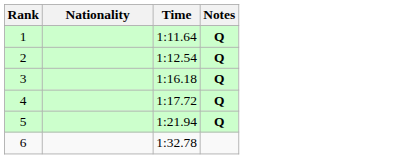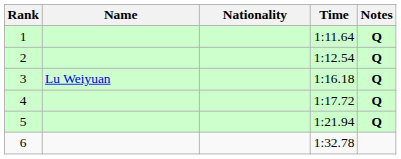+ column: (121, 15)
